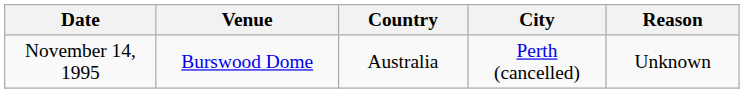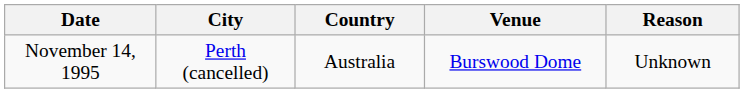columns swapped: (537, 19) <-> (247, 19)
